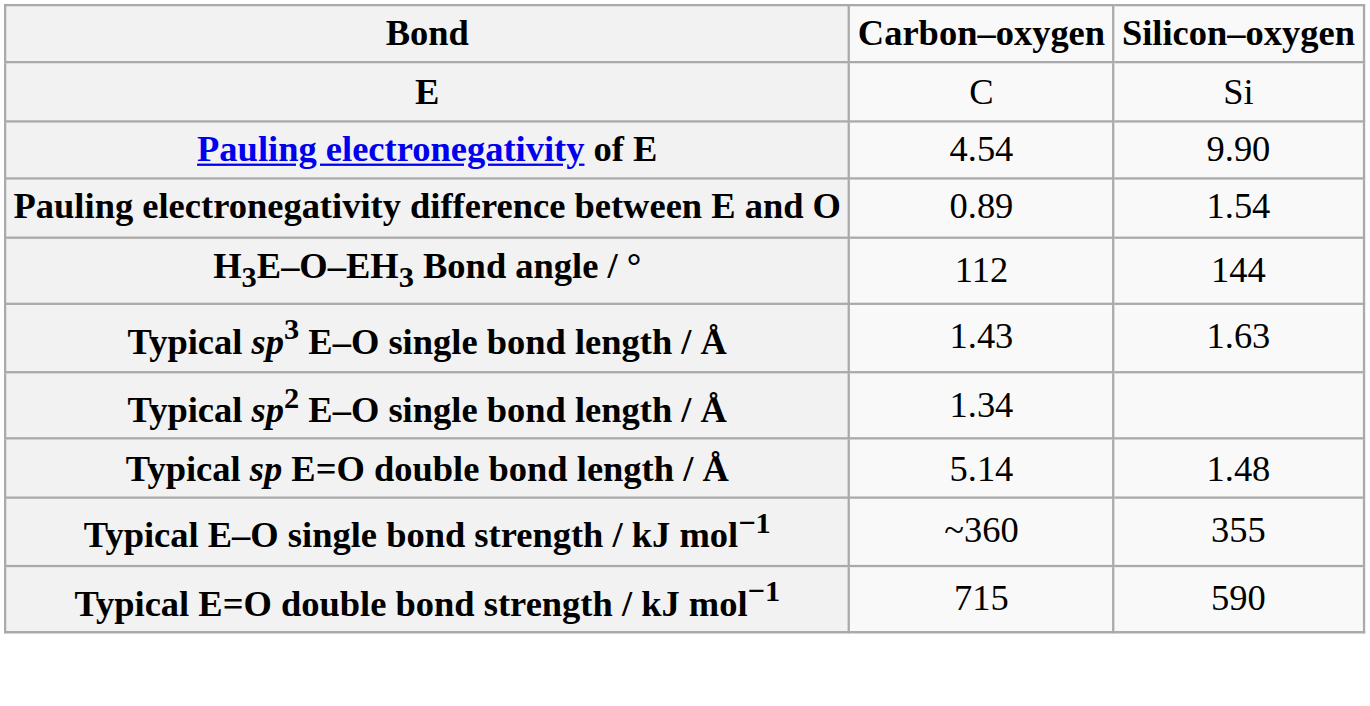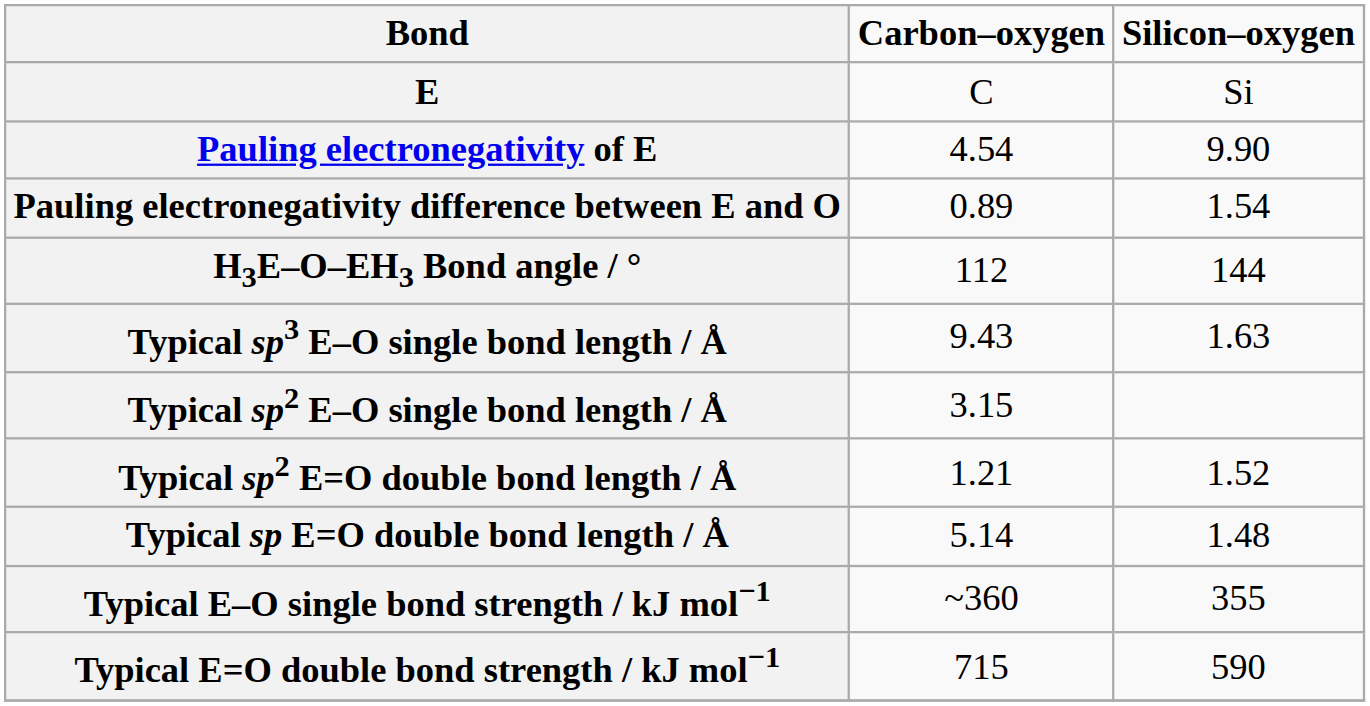(981, 337) 1.43 -> (981, 337) 9.43
(981, 404) 1.34 -> (981, 404) 3.15
+ row: (427, 472)
